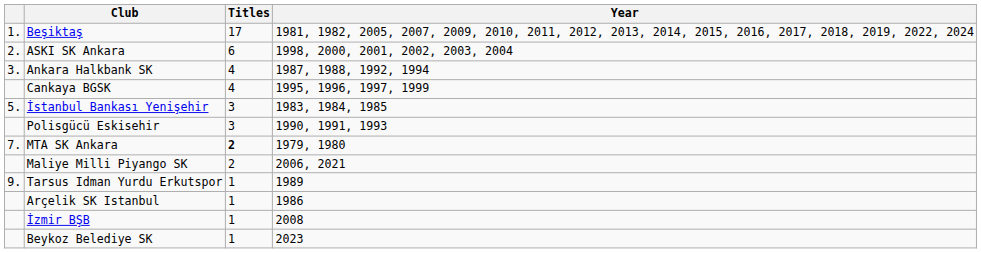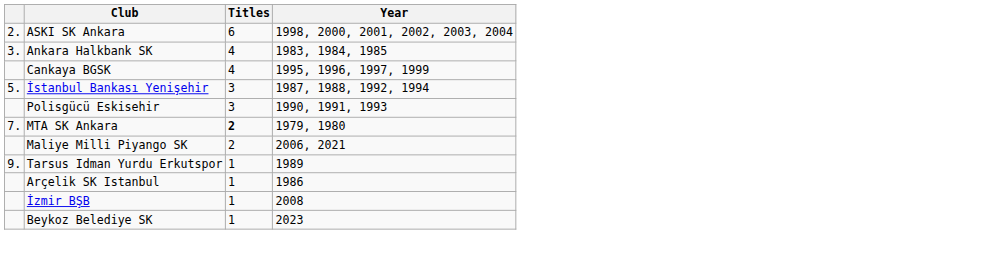- row: (55, 33)
(352, 70) 1987, 1988, 1992, 1994 -> (331, 52) 1983, 1984, 1985
(331, 108) 1983, 1984, 1985 -> (352, 89) 1987, 1988, 1992, 1994
